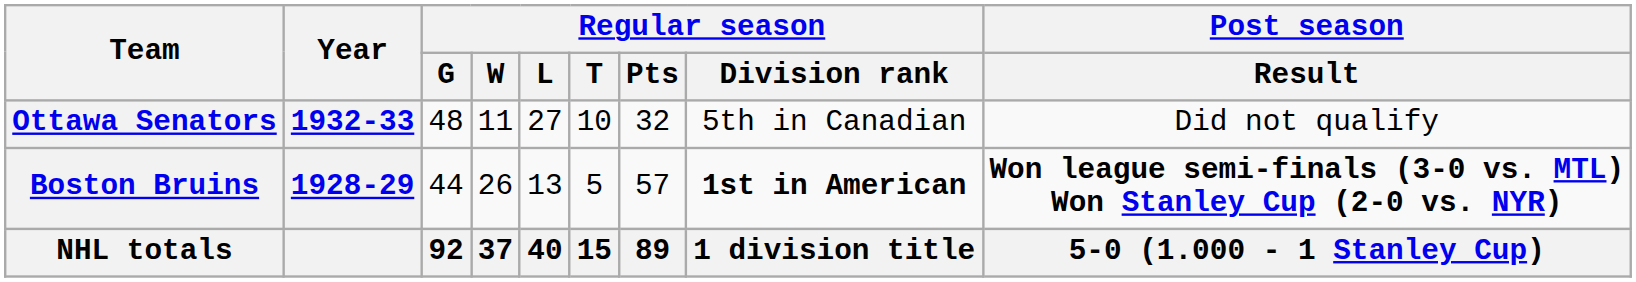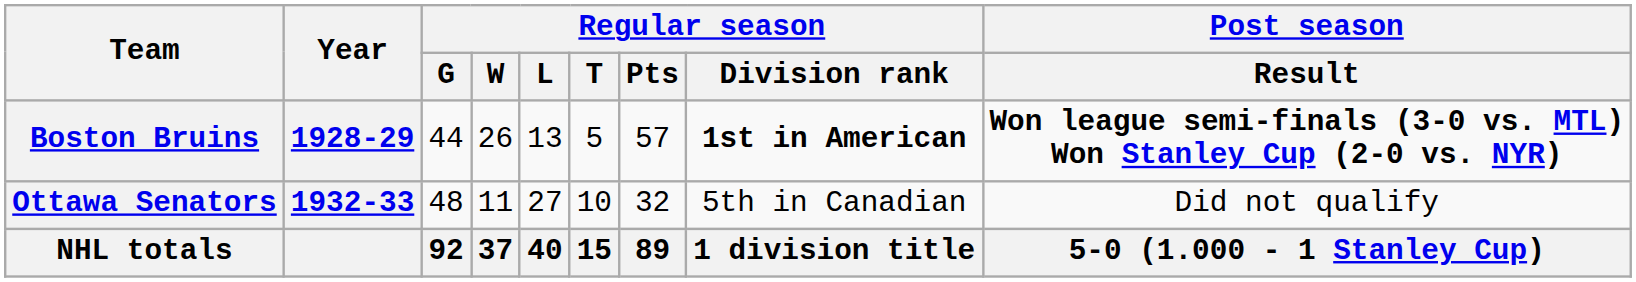rows swapped: (144, 188) <-> (144, 124)
